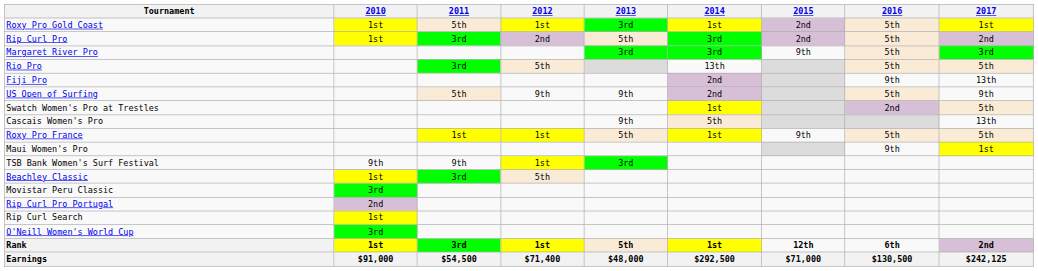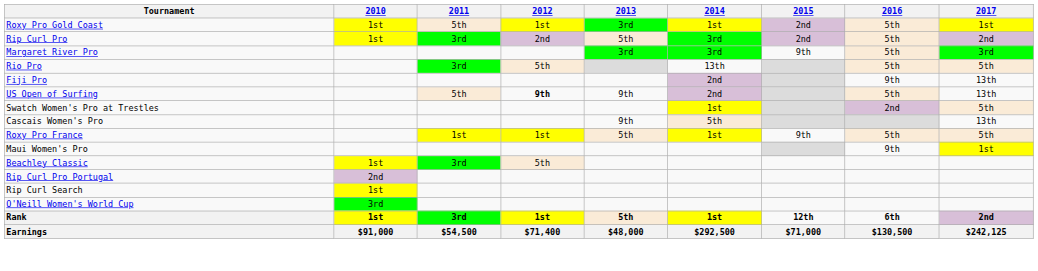(542, 94) normal -> (542, 94) bold
(986, 94) 9th -> (986, 94) 13th
- row: (83, 163)
- row: (60, 190)
